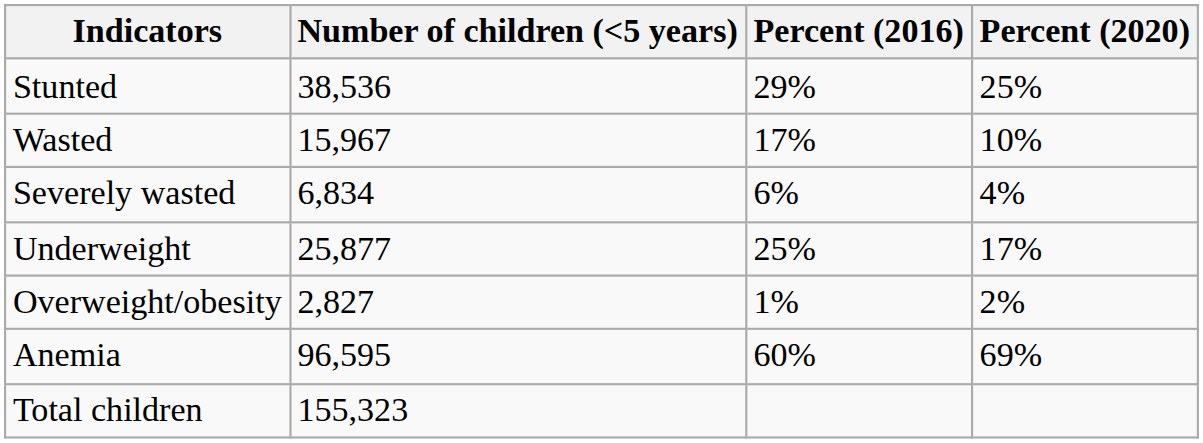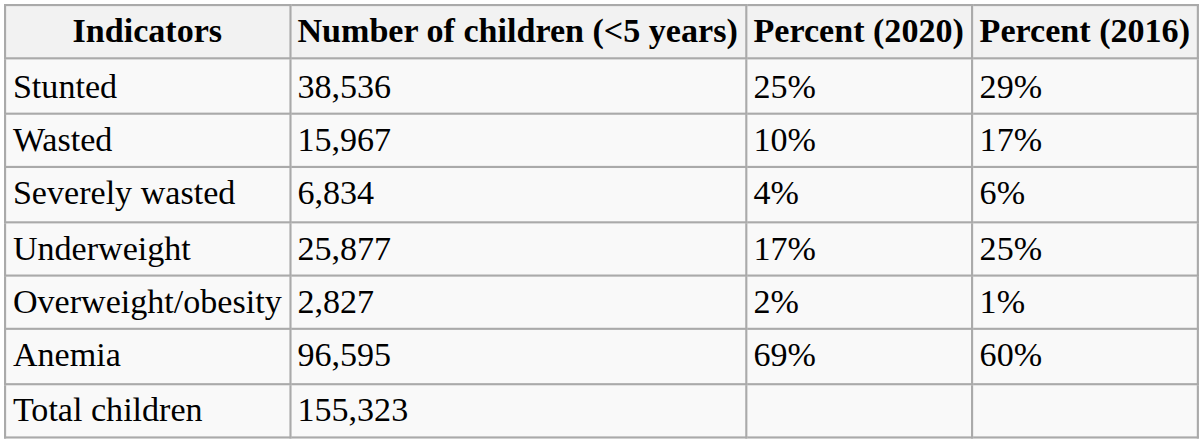columns swapped: (1085, 31) <-> (859, 31)
